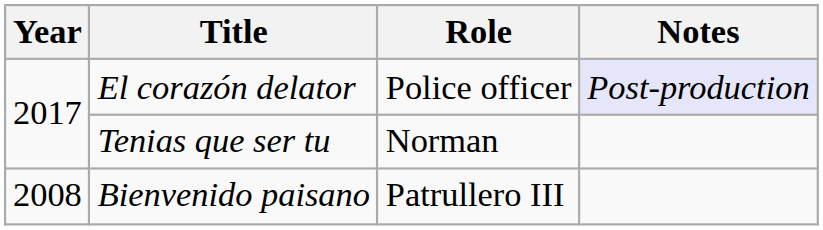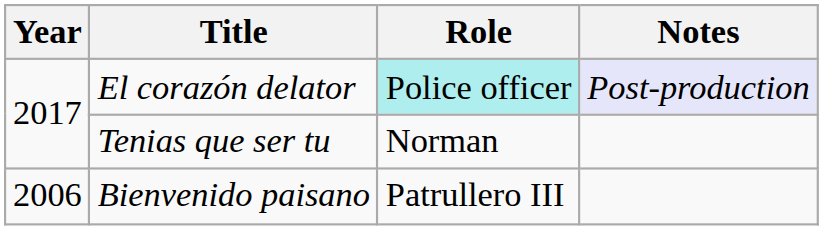(479, 86) no background -> (479, 86) paleturquoise background
(47, 195) 2008 -> (47, 195) 2006
